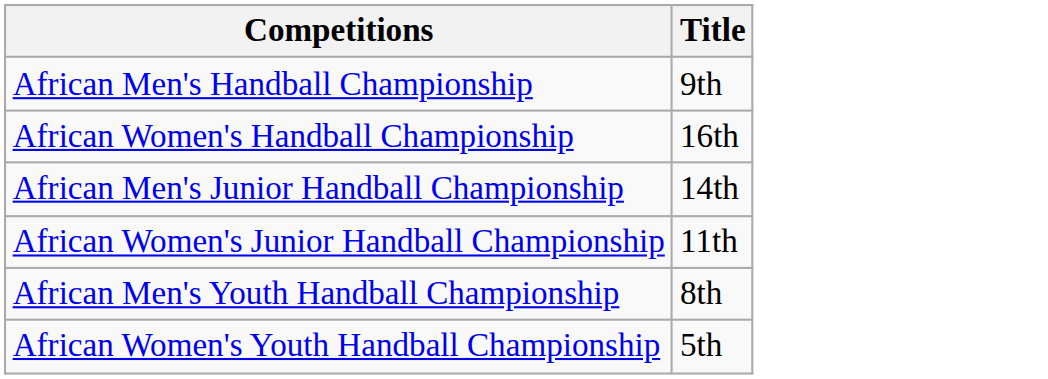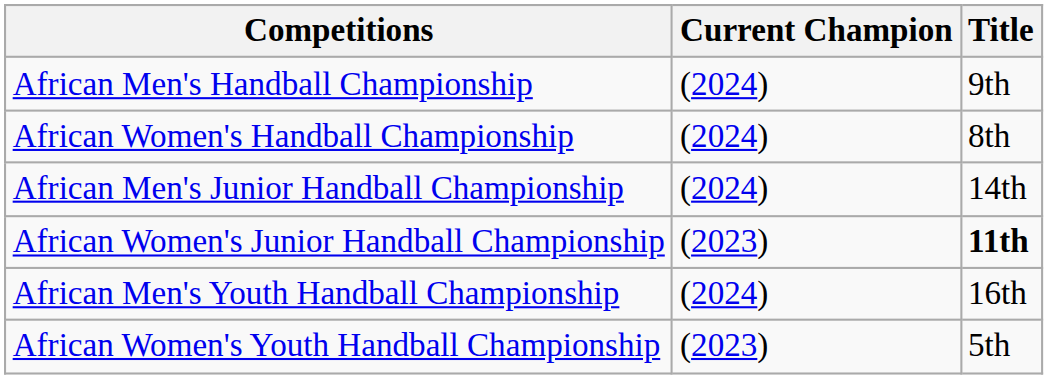+ column: (816, 30)
(709, 135) 16th -> (989, 135) 8th
(709, 240) normal -> (998, 240) bold
(701, 293) 8th -> (997, 293) 16th
